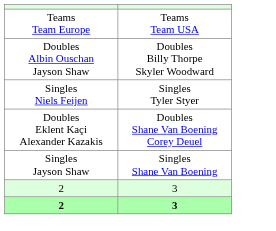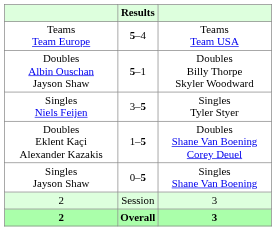+ column: (138, 12)
